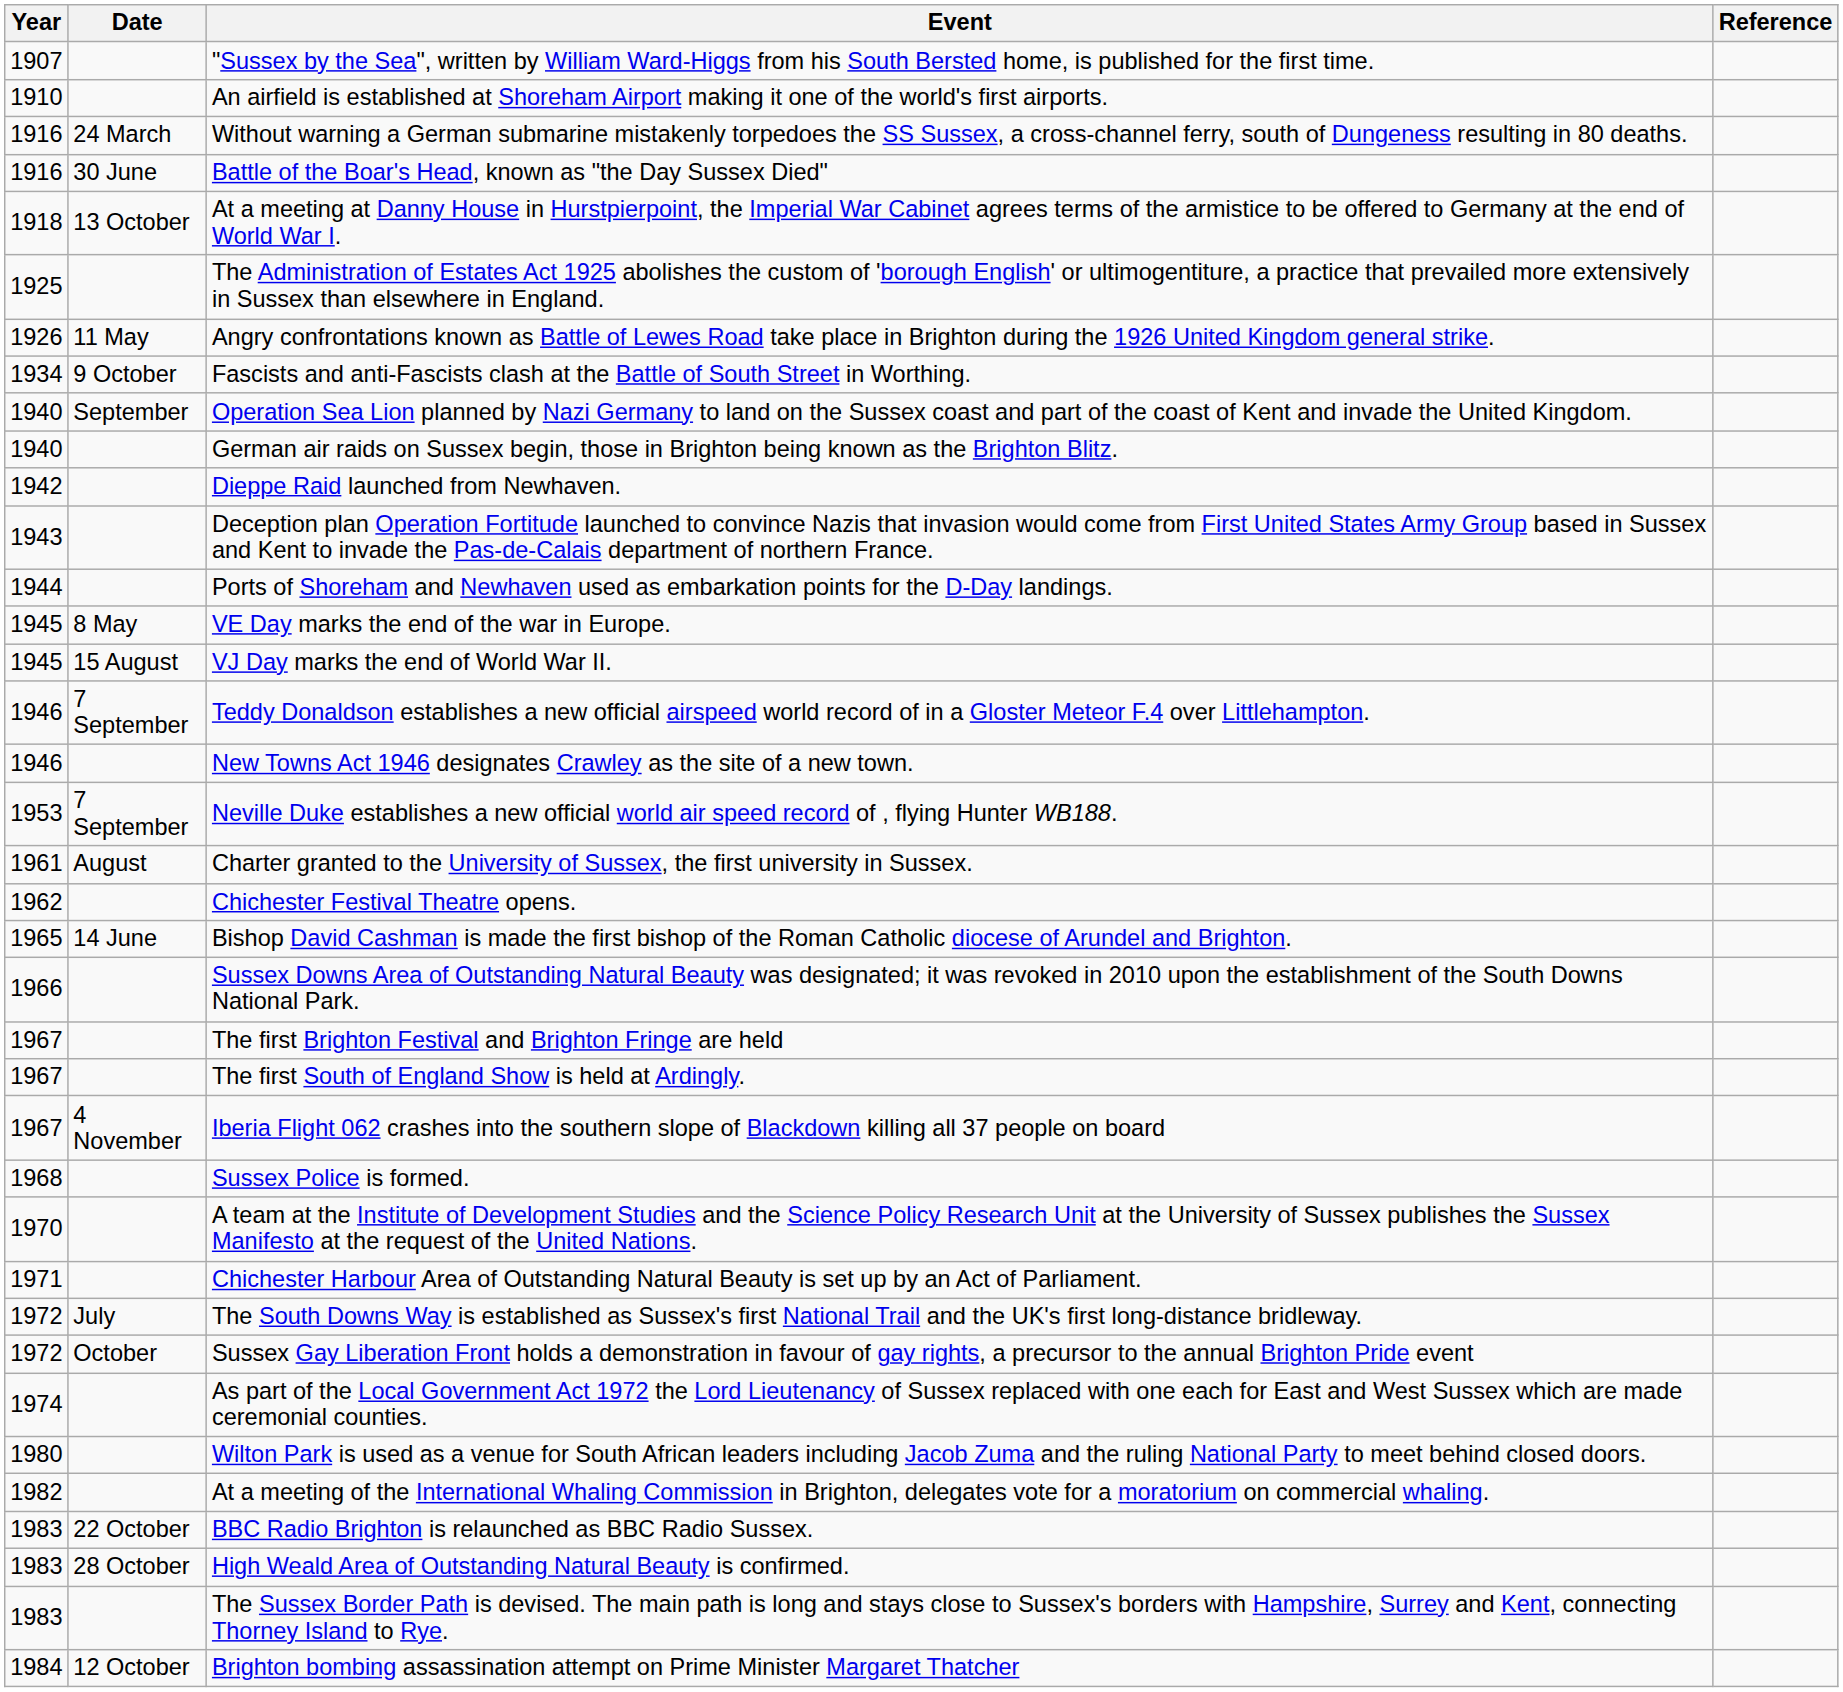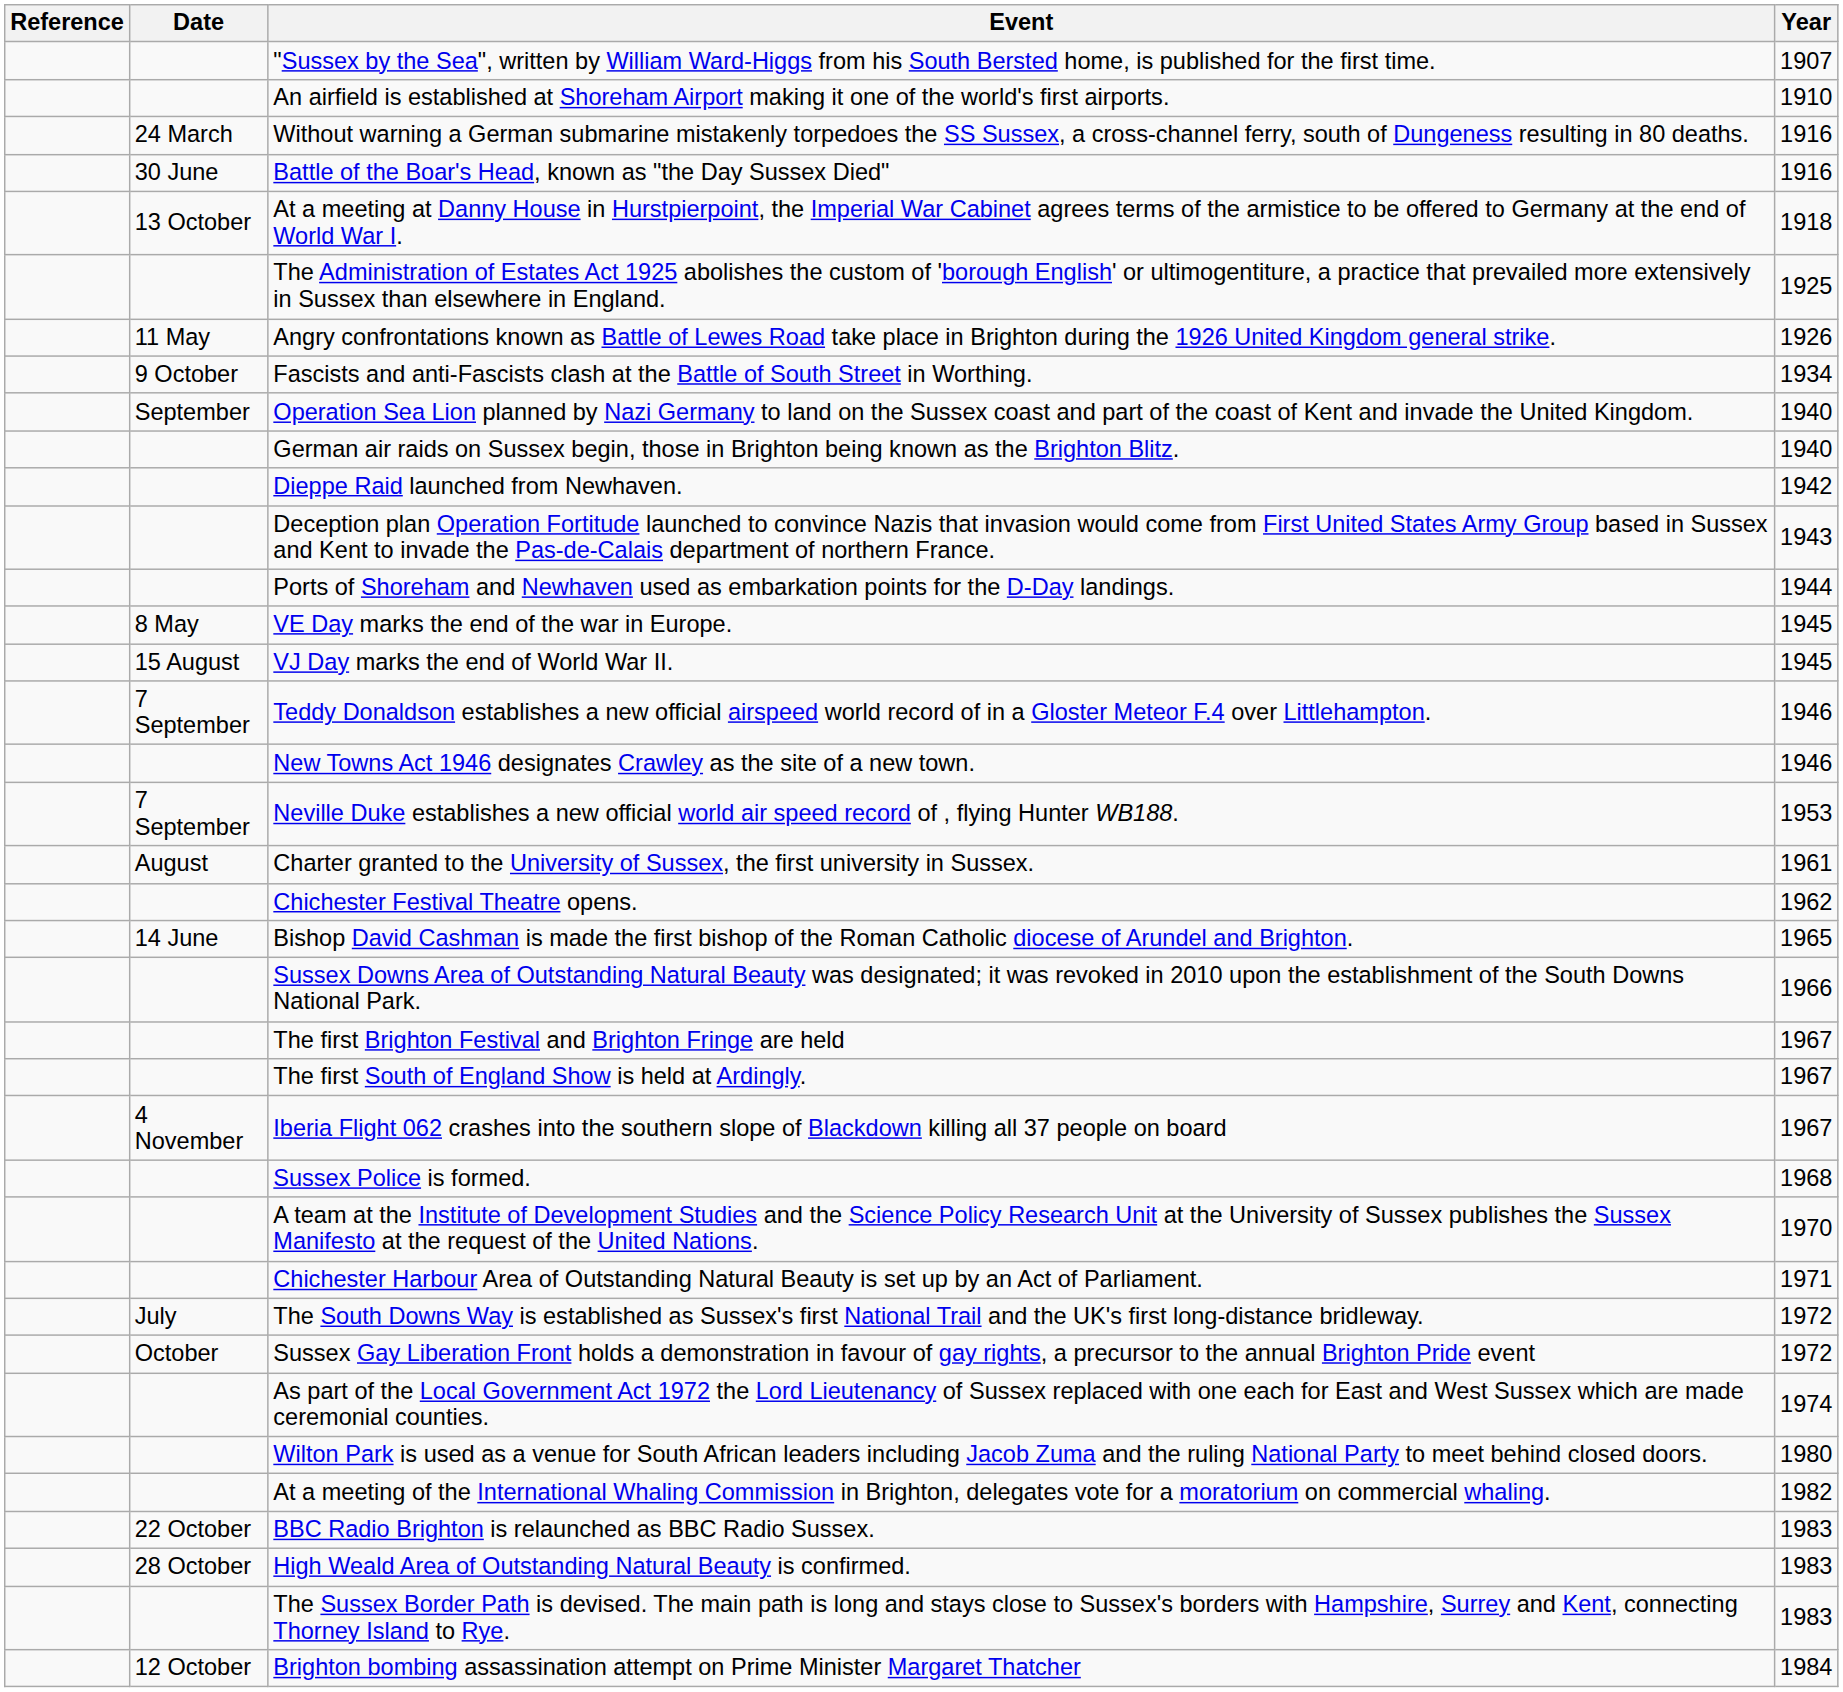columns swapped: (36, 23) <-> (1776, 23)
